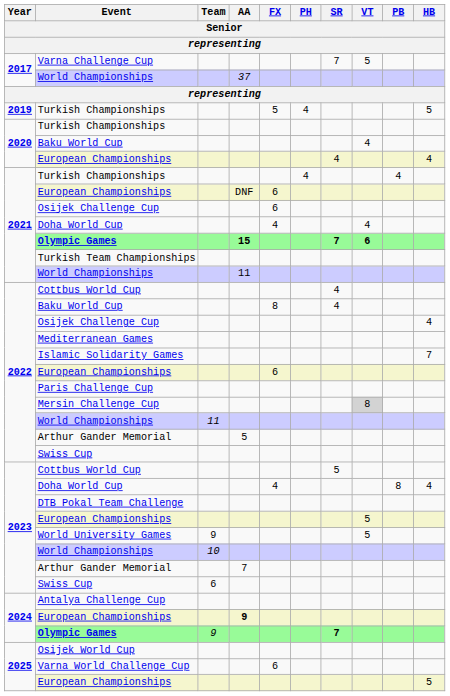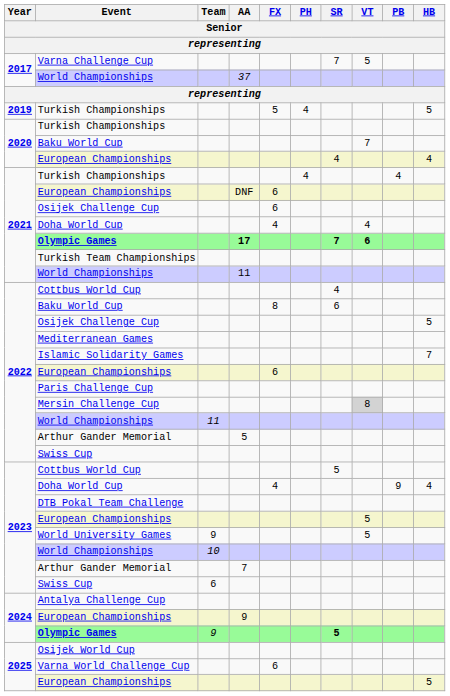(367, 144) 4 -> (367, 144) 7
(244, 242) 15 -> (244, 242) 17
(337, 307) 4 -> (337, 307) 6
(429, 324) 4 -> (429, 324) 5
(398, 487) 8 -> (398, 487) 9
(244, 618) bold -> (244, 618) normal
(337, 634) 7 -> (337, 634) 5
